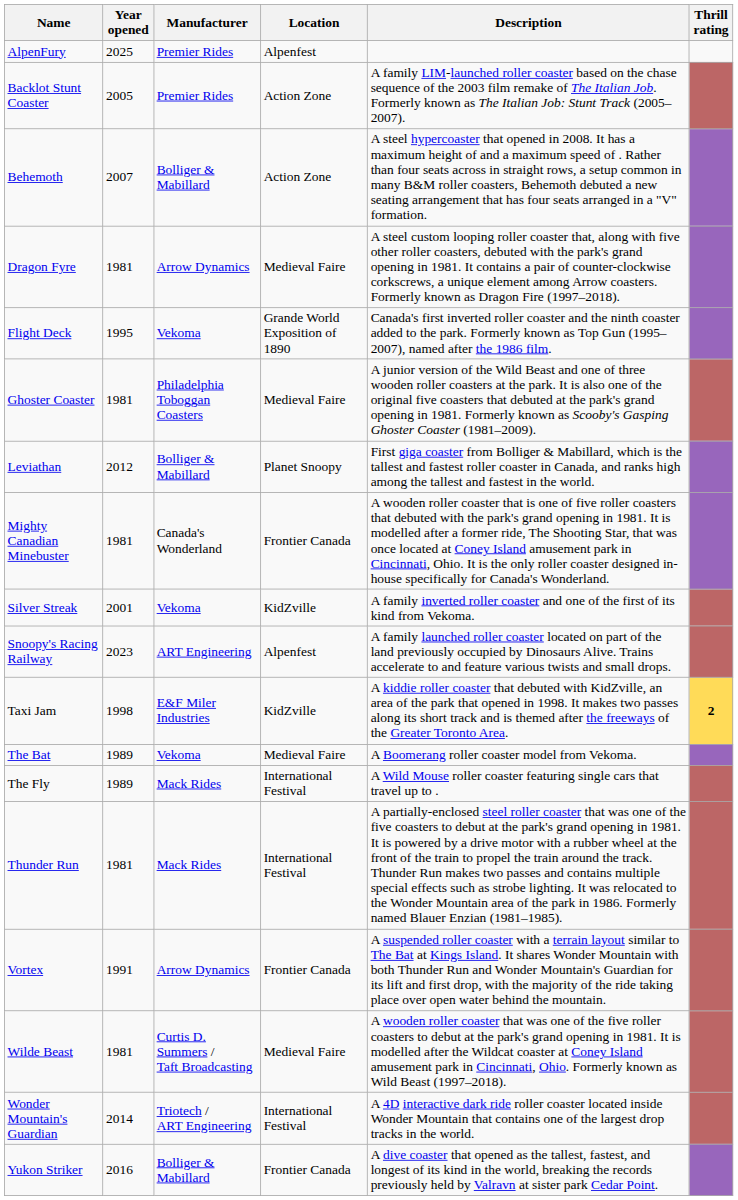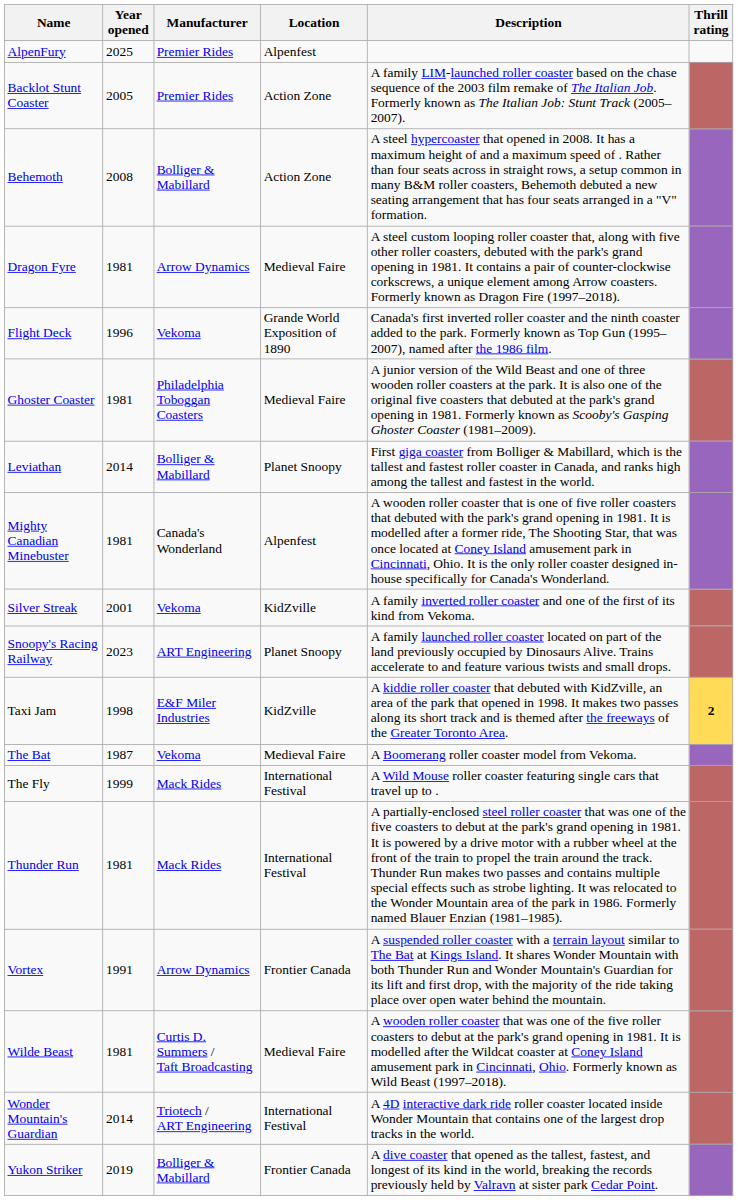(120, 177) 2007 -> (120, 177) 2008
(120, 333) 1995 -> (120, 333) 1996
(120, 466) 2012 -> (120, 466) 2014
(307, 540) Frontier Canada -> (290, 540) Alpenfest
(290, 651) Alpenfest -> (303, 651) Planet Snoopy
(120, 754) 1989 -> (120, 754) 1987
(120, 783) 1989 -> (120, 783) 1999
(120, 1169) 2016 -> (120, 1169) 2019
